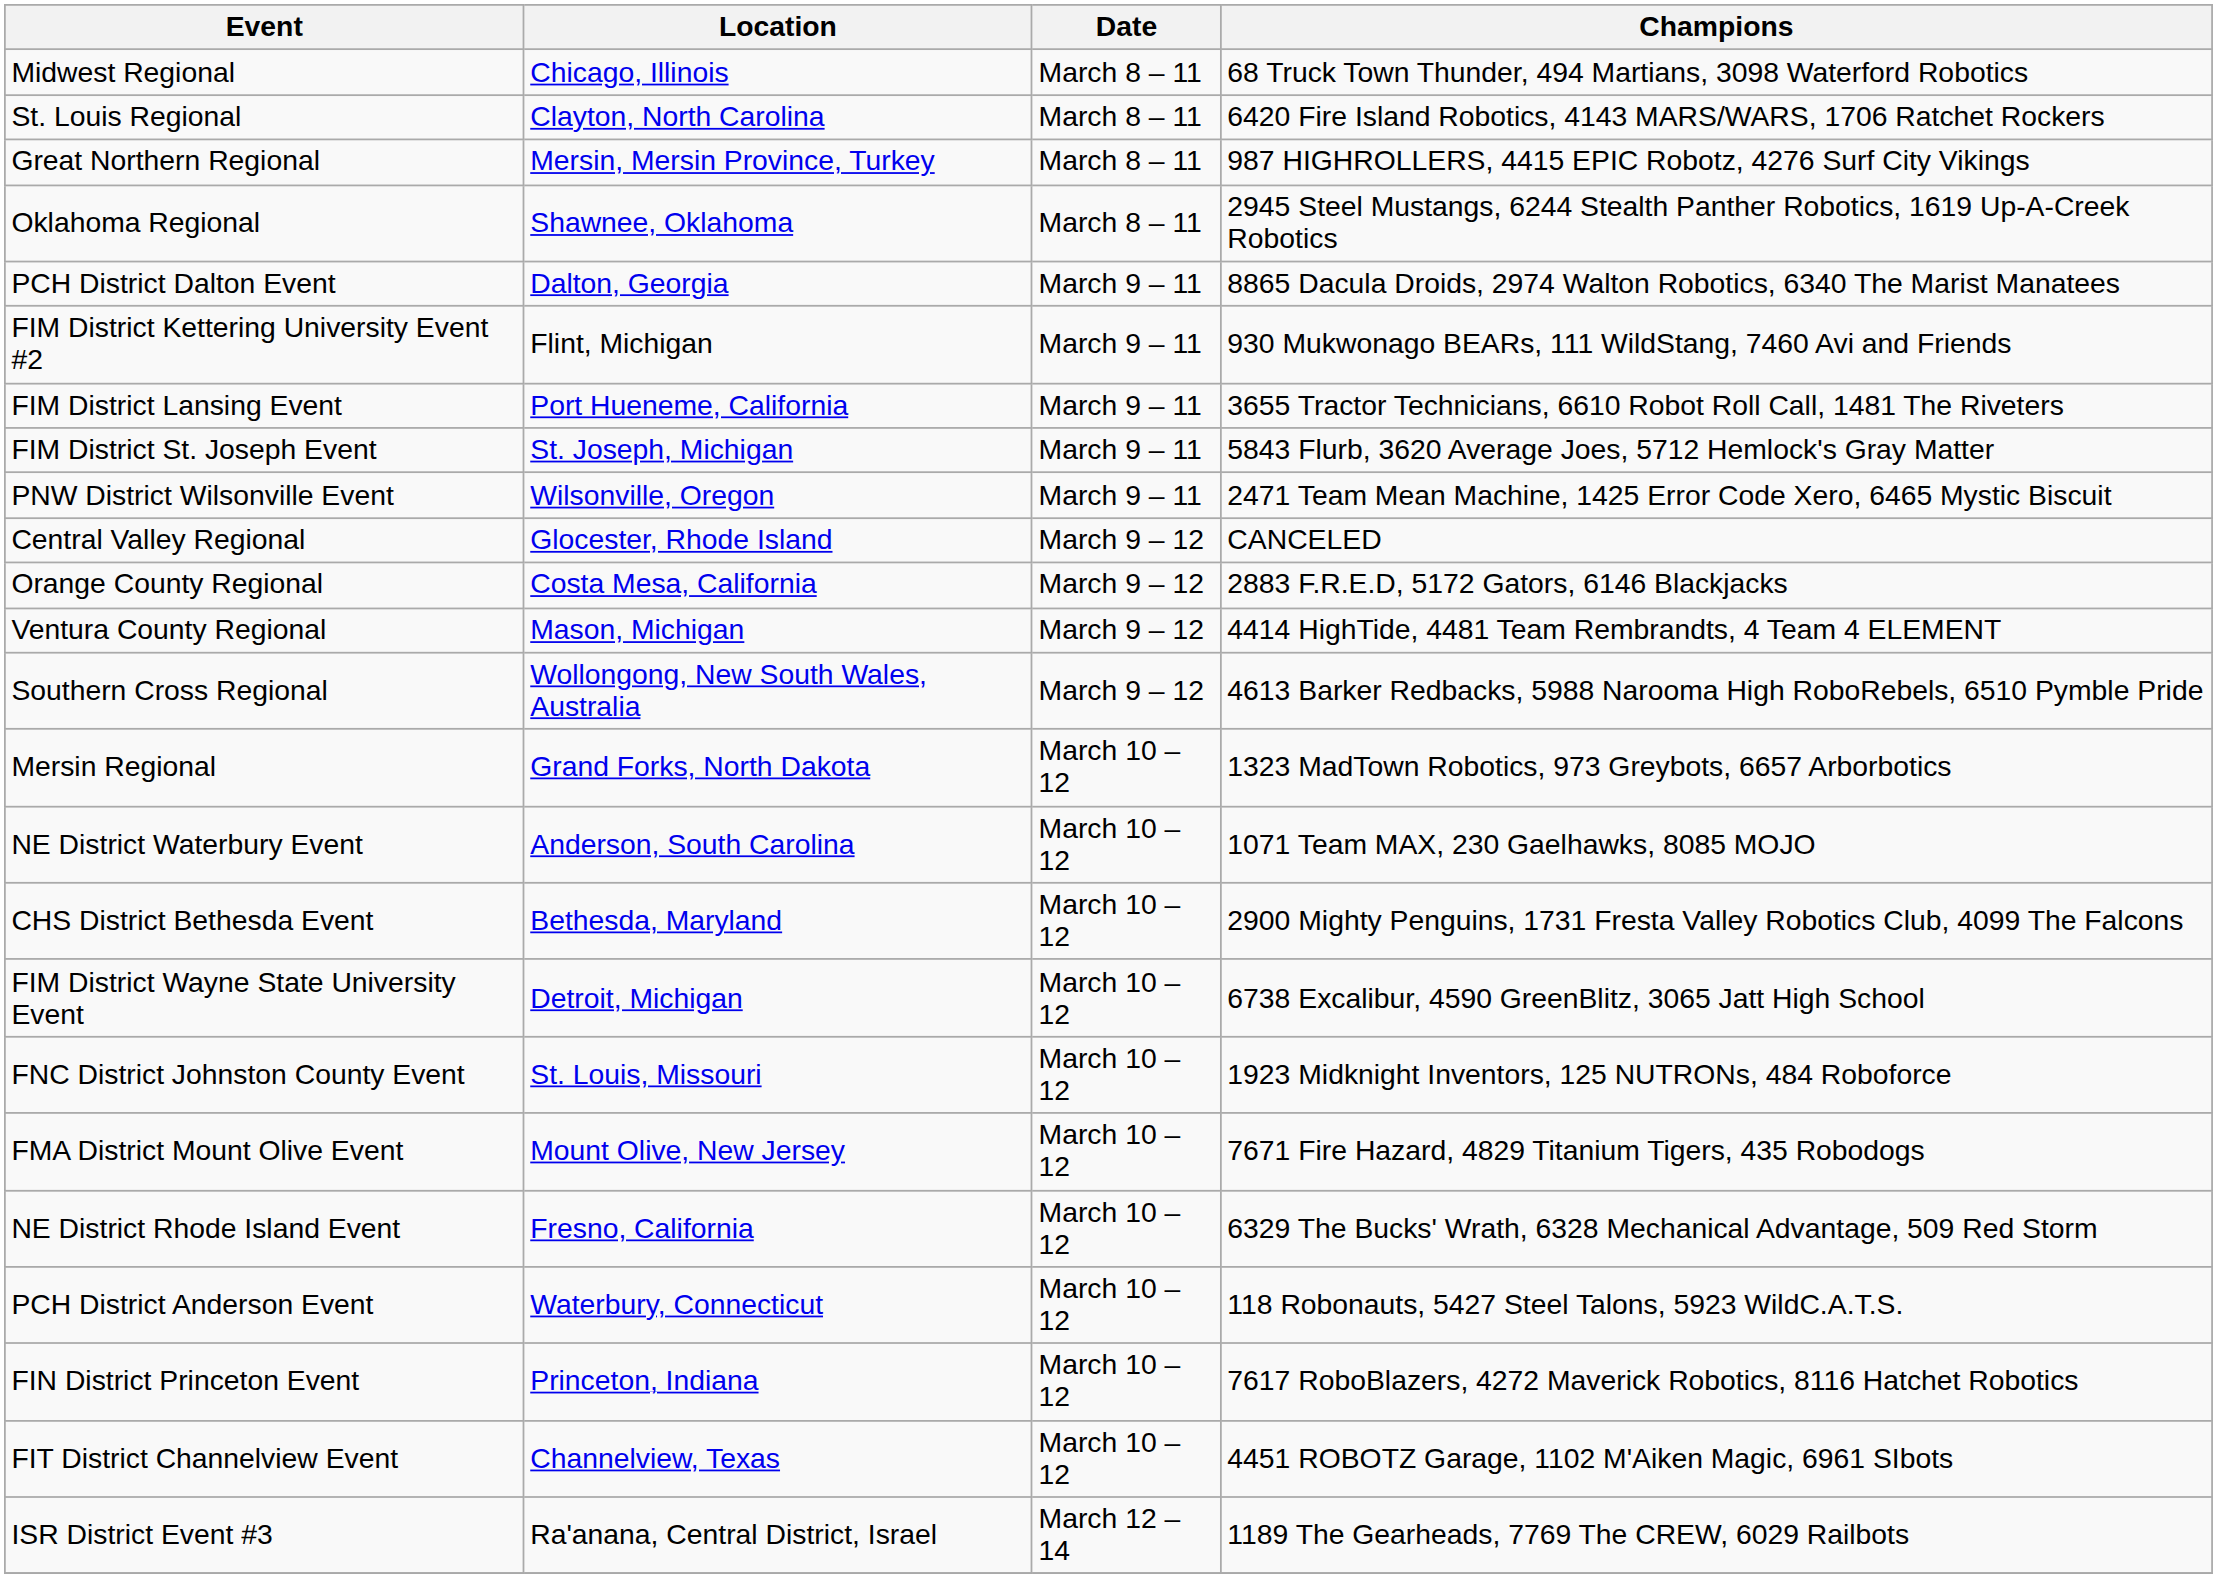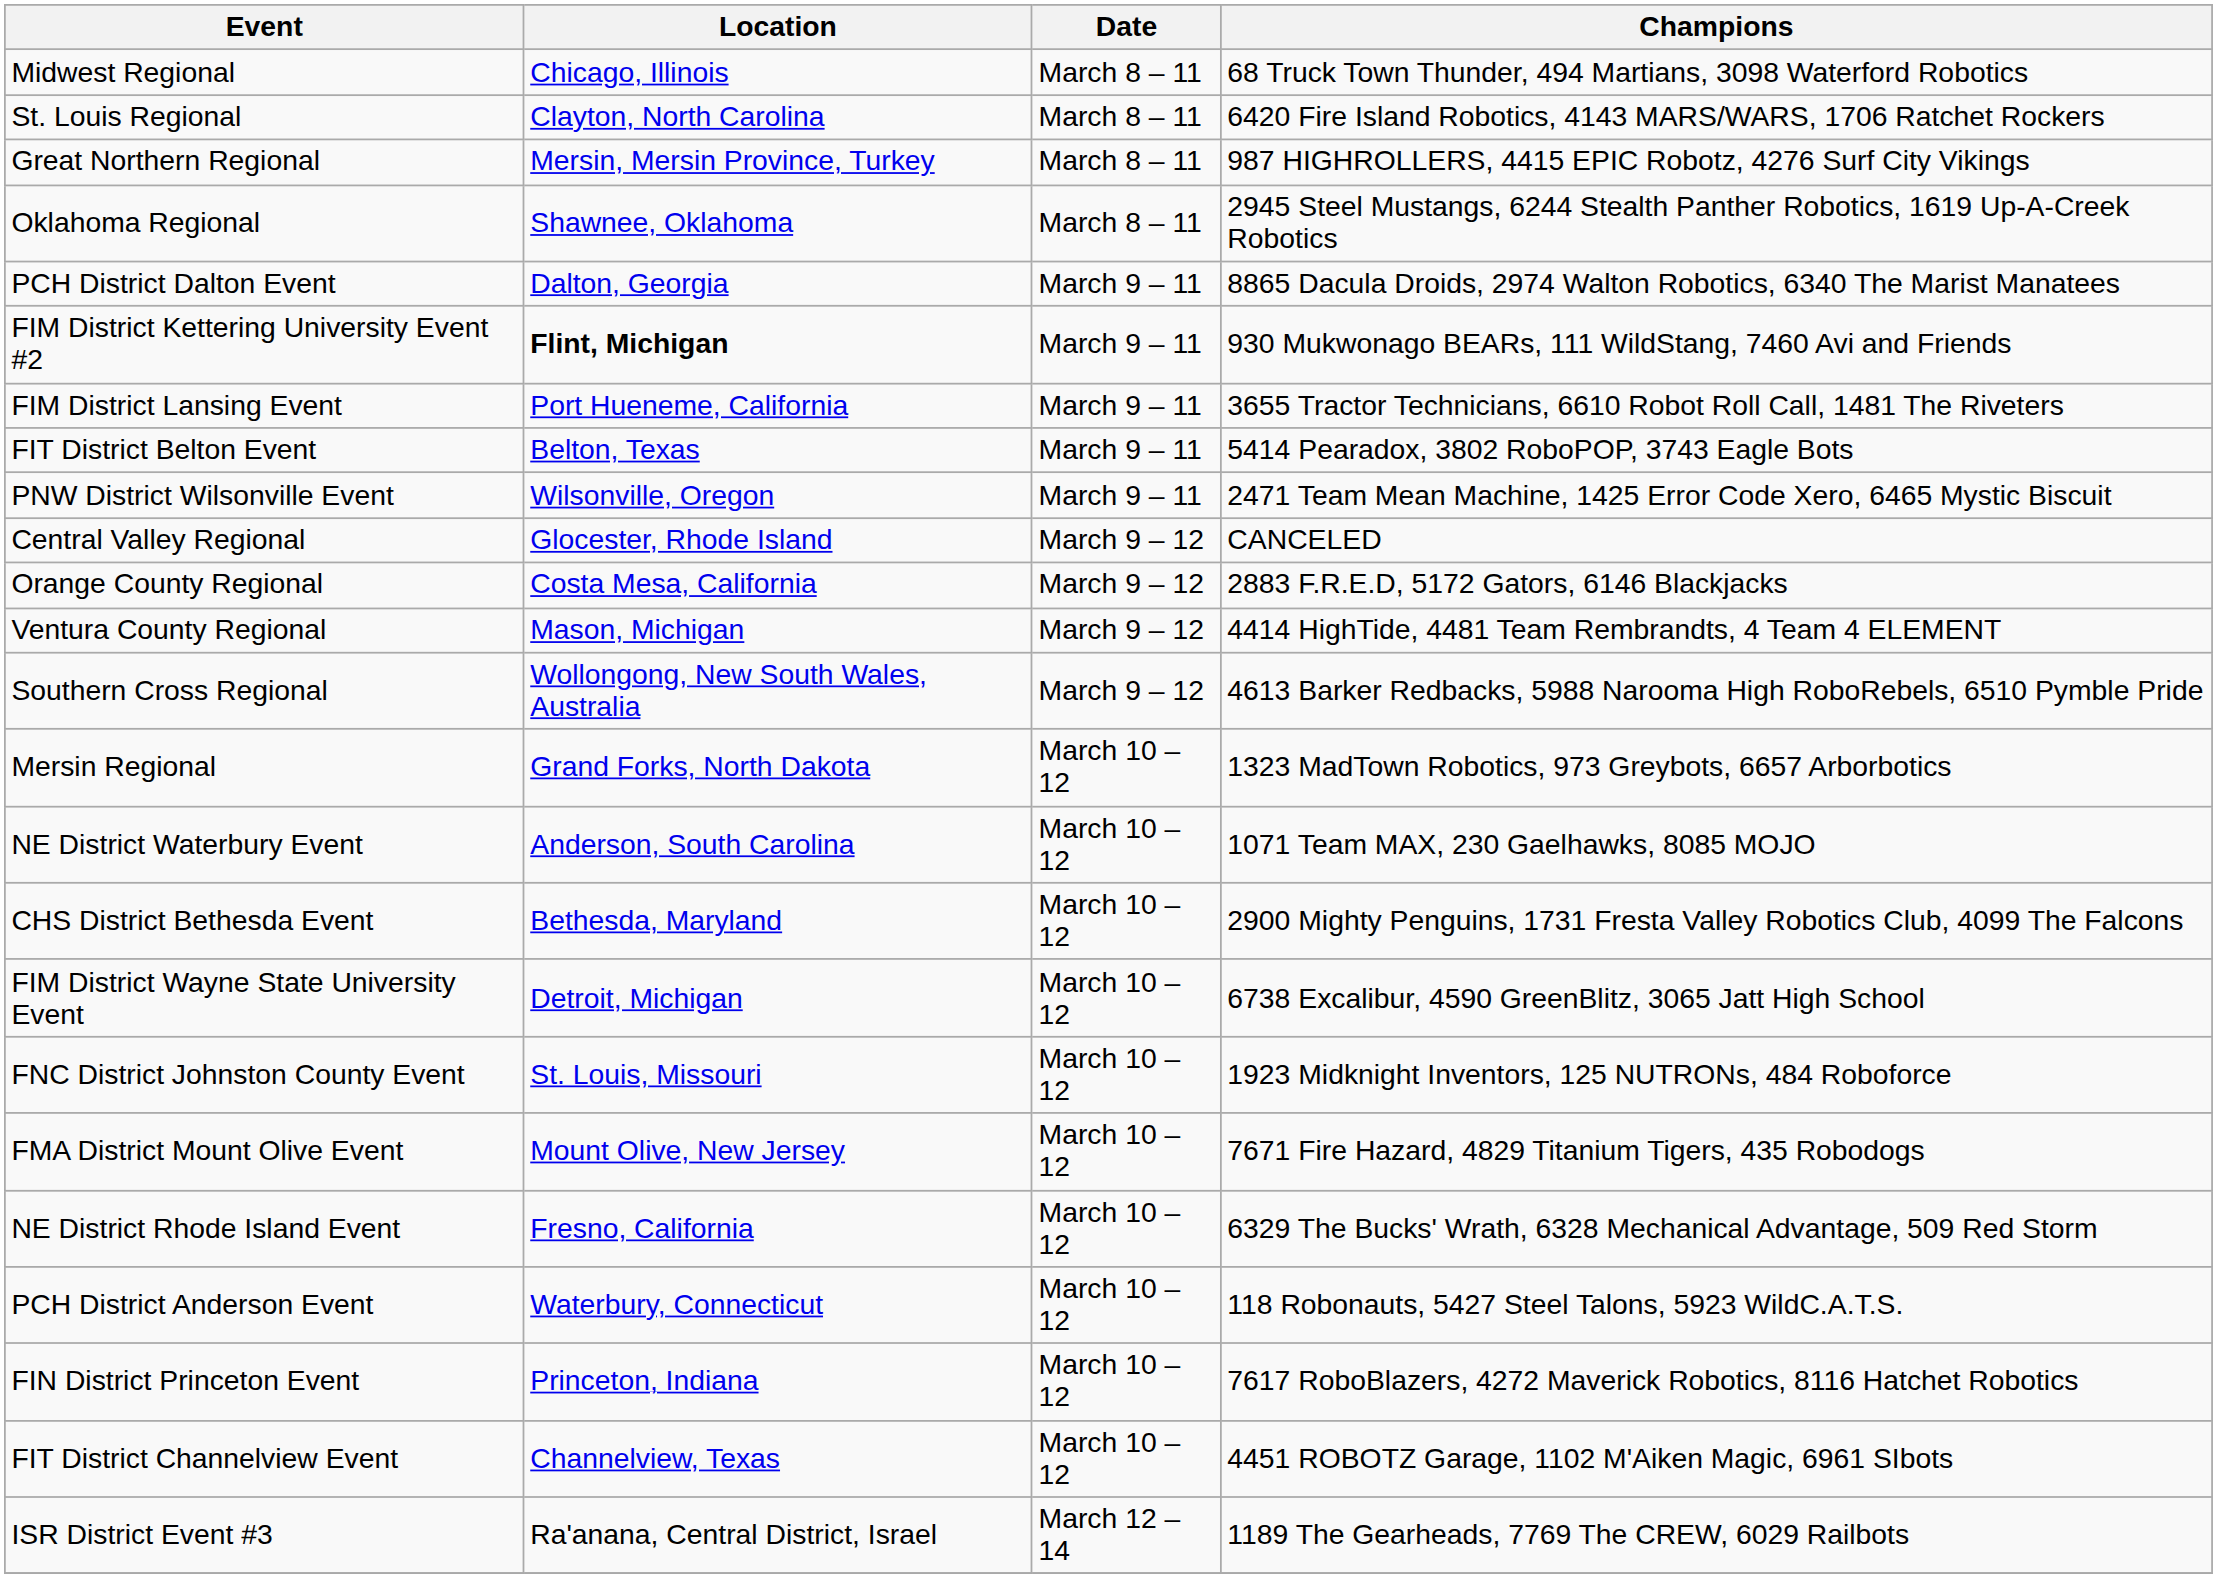(622, 344) normal -> (629, 344) bold
- row: (194, 449)
+ row: (164, 449)
